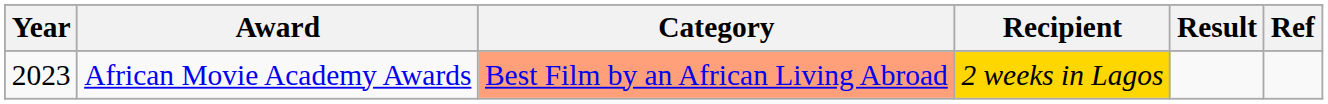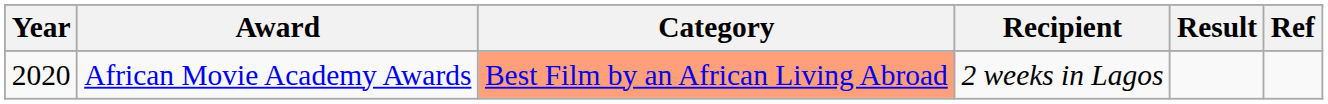(41, 74) 2023 -> (41, 74) 2020
(1062, 74) gold background -> (1062, 74) no background
